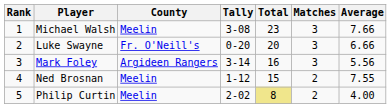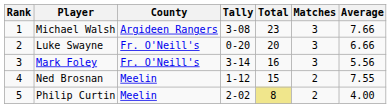(139, 29) Meelin -> (169, 29) Argideen Rangers
(169, 62) Argideen Rangers -> (160, 62) Fr. O'Neill's
